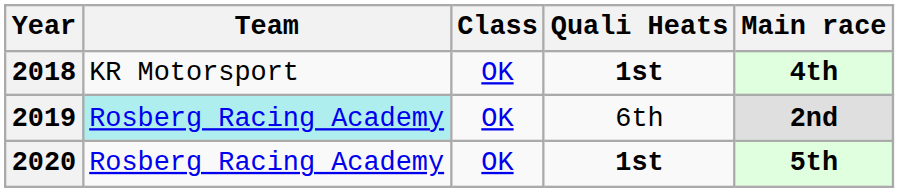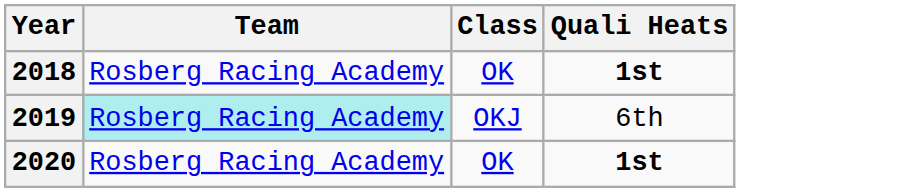- column: (814, 27)
(194, 73) KR Motorsport -> (267, 73) Rosberg Racing Academy
(497, 118) OK -> (497, 118) OKJ
